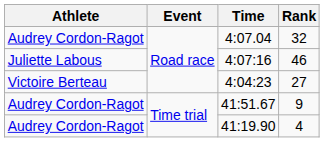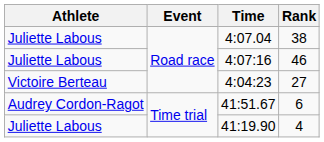(76, 38) Audrey Cordon-Ragot -> (55, 38) Juliette Labous
(299, 38) 32 -> (299, 38) 38
(299, 104) 9 -> (299, 104) 6
(76, 126) Audrey Cordon-Ragot -> (55, 126) Juliette Labous
